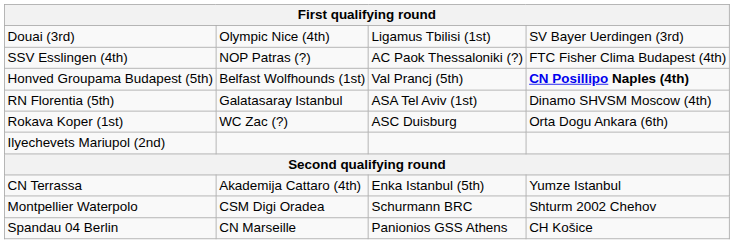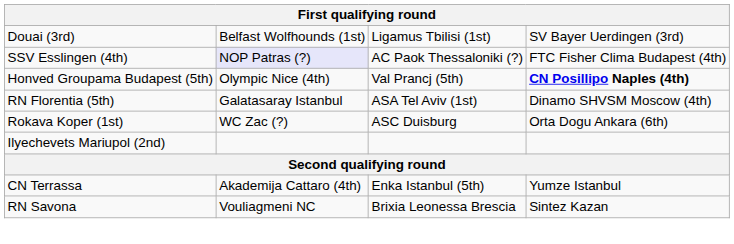(274, 36) Olympic Nice (4th) -> (292, 36) Belfast Wolfhounds (1st)
(265, 57) no background -> (265, 57) lavender background
(292, 79) Belfast Wolfhounds (1st) -> (274, 79) Olympic Nice (4th)
- row: (73, 206)
+ row: (42, 206)
- row: (63, 228)
